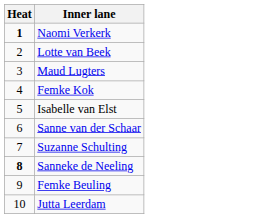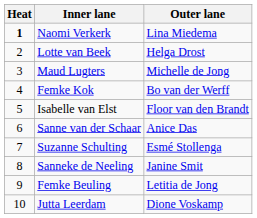+ column: (198, 14)
(19, 166) bold -> (19, 166) normal
